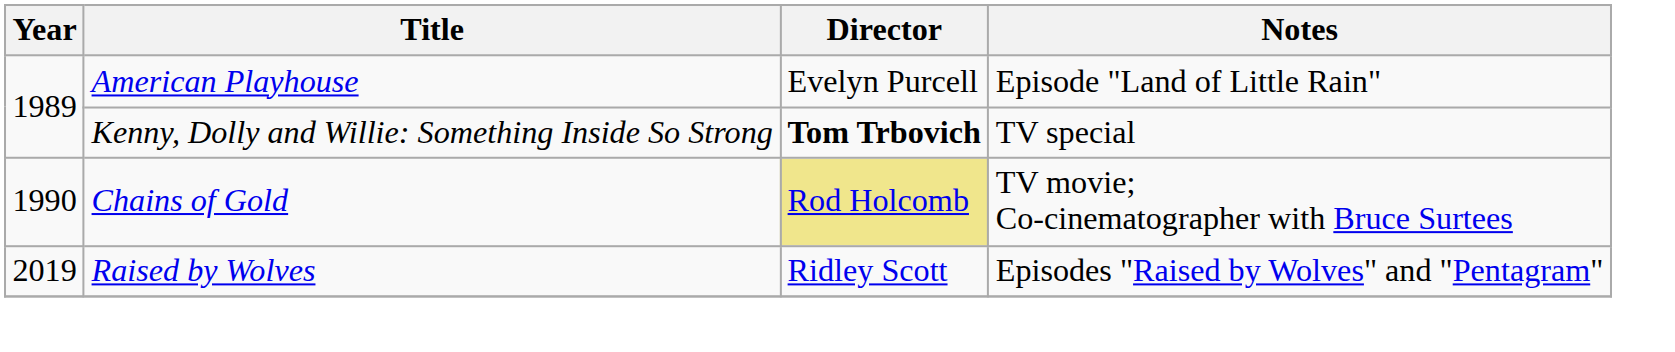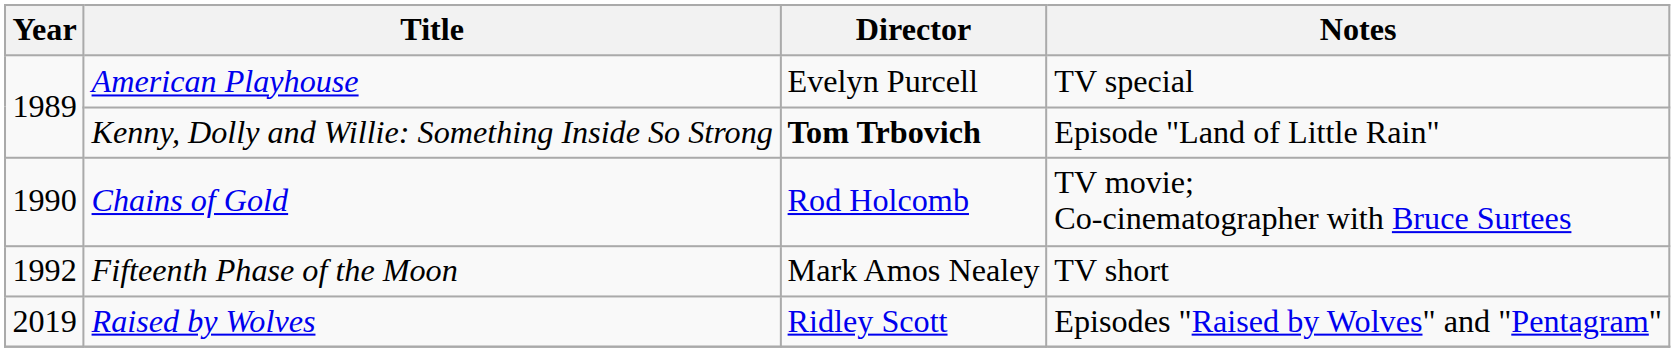(1188, 81) Episode "Land of Little Rain" -> (1124, 81) TV special
(1066, 132) TV special -> (1247, 132) Episode "Land of Little Rain"
(878, 201) khaki background -> (878, 201) no background
+ row: (275, 270)
